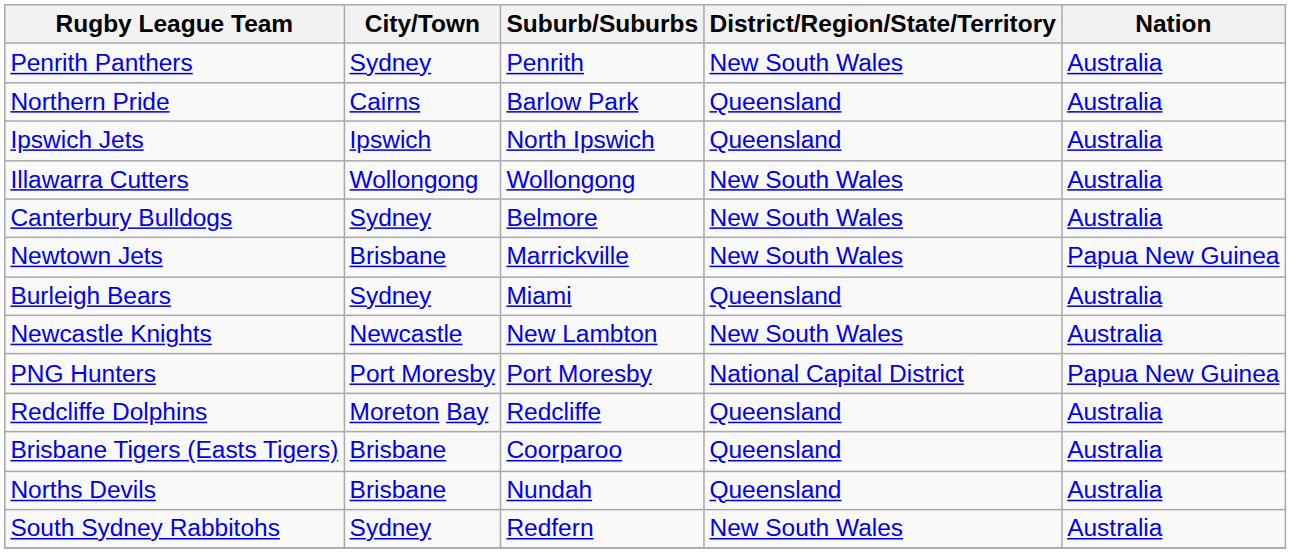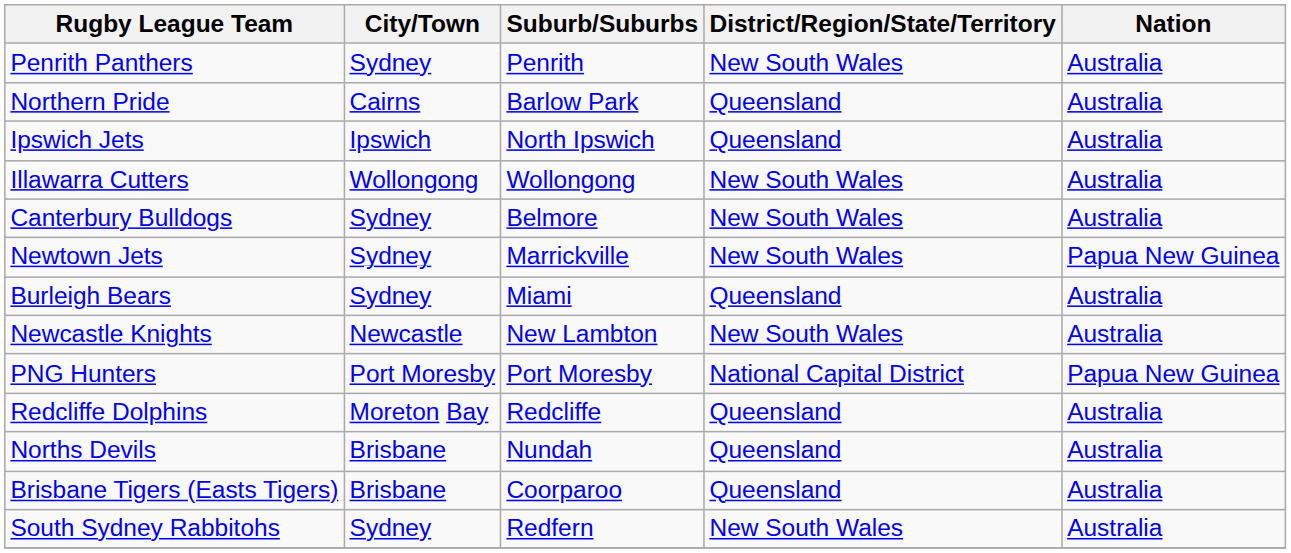(398, 256) Brisbane -> (390, 256) Sydney
rows swapped: (83, 489) <-> (174, 450)
